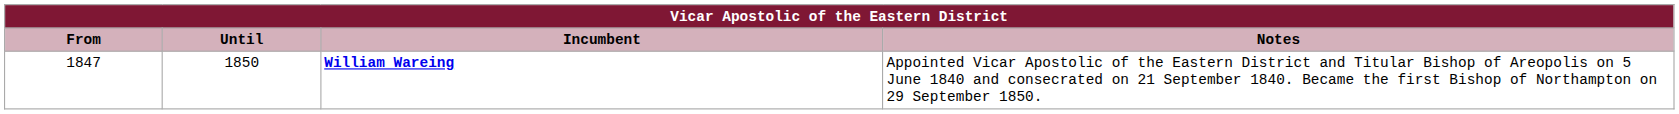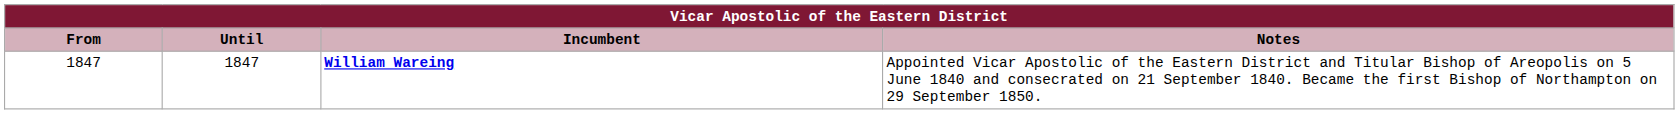(242, 63) 1850 -> (242, 63) 1847
